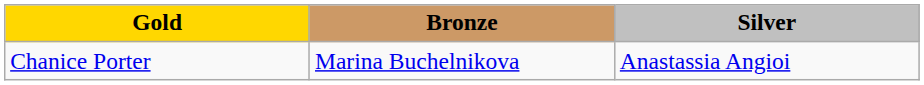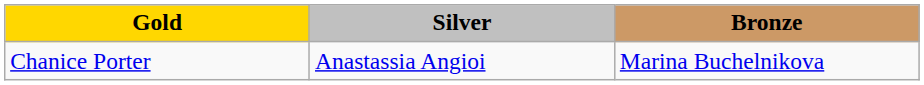columns swapped: (767, 23) <-> (462, 23)
